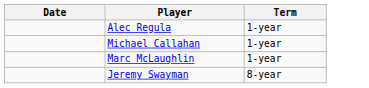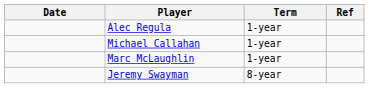+ column: (345, 12)
